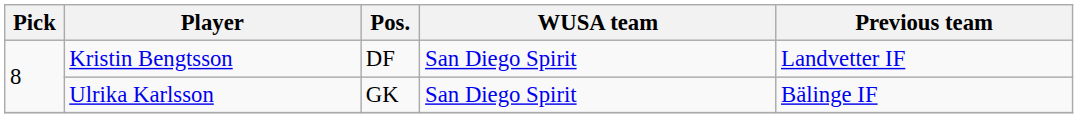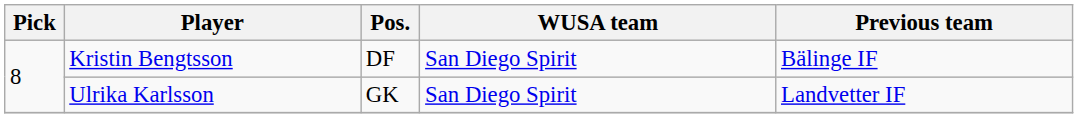(843, 58) Landvetter IF -> (829, 58) Bälinge IF
(829, 94) Bälinge IF -> (843, 94) Landvetter IF
